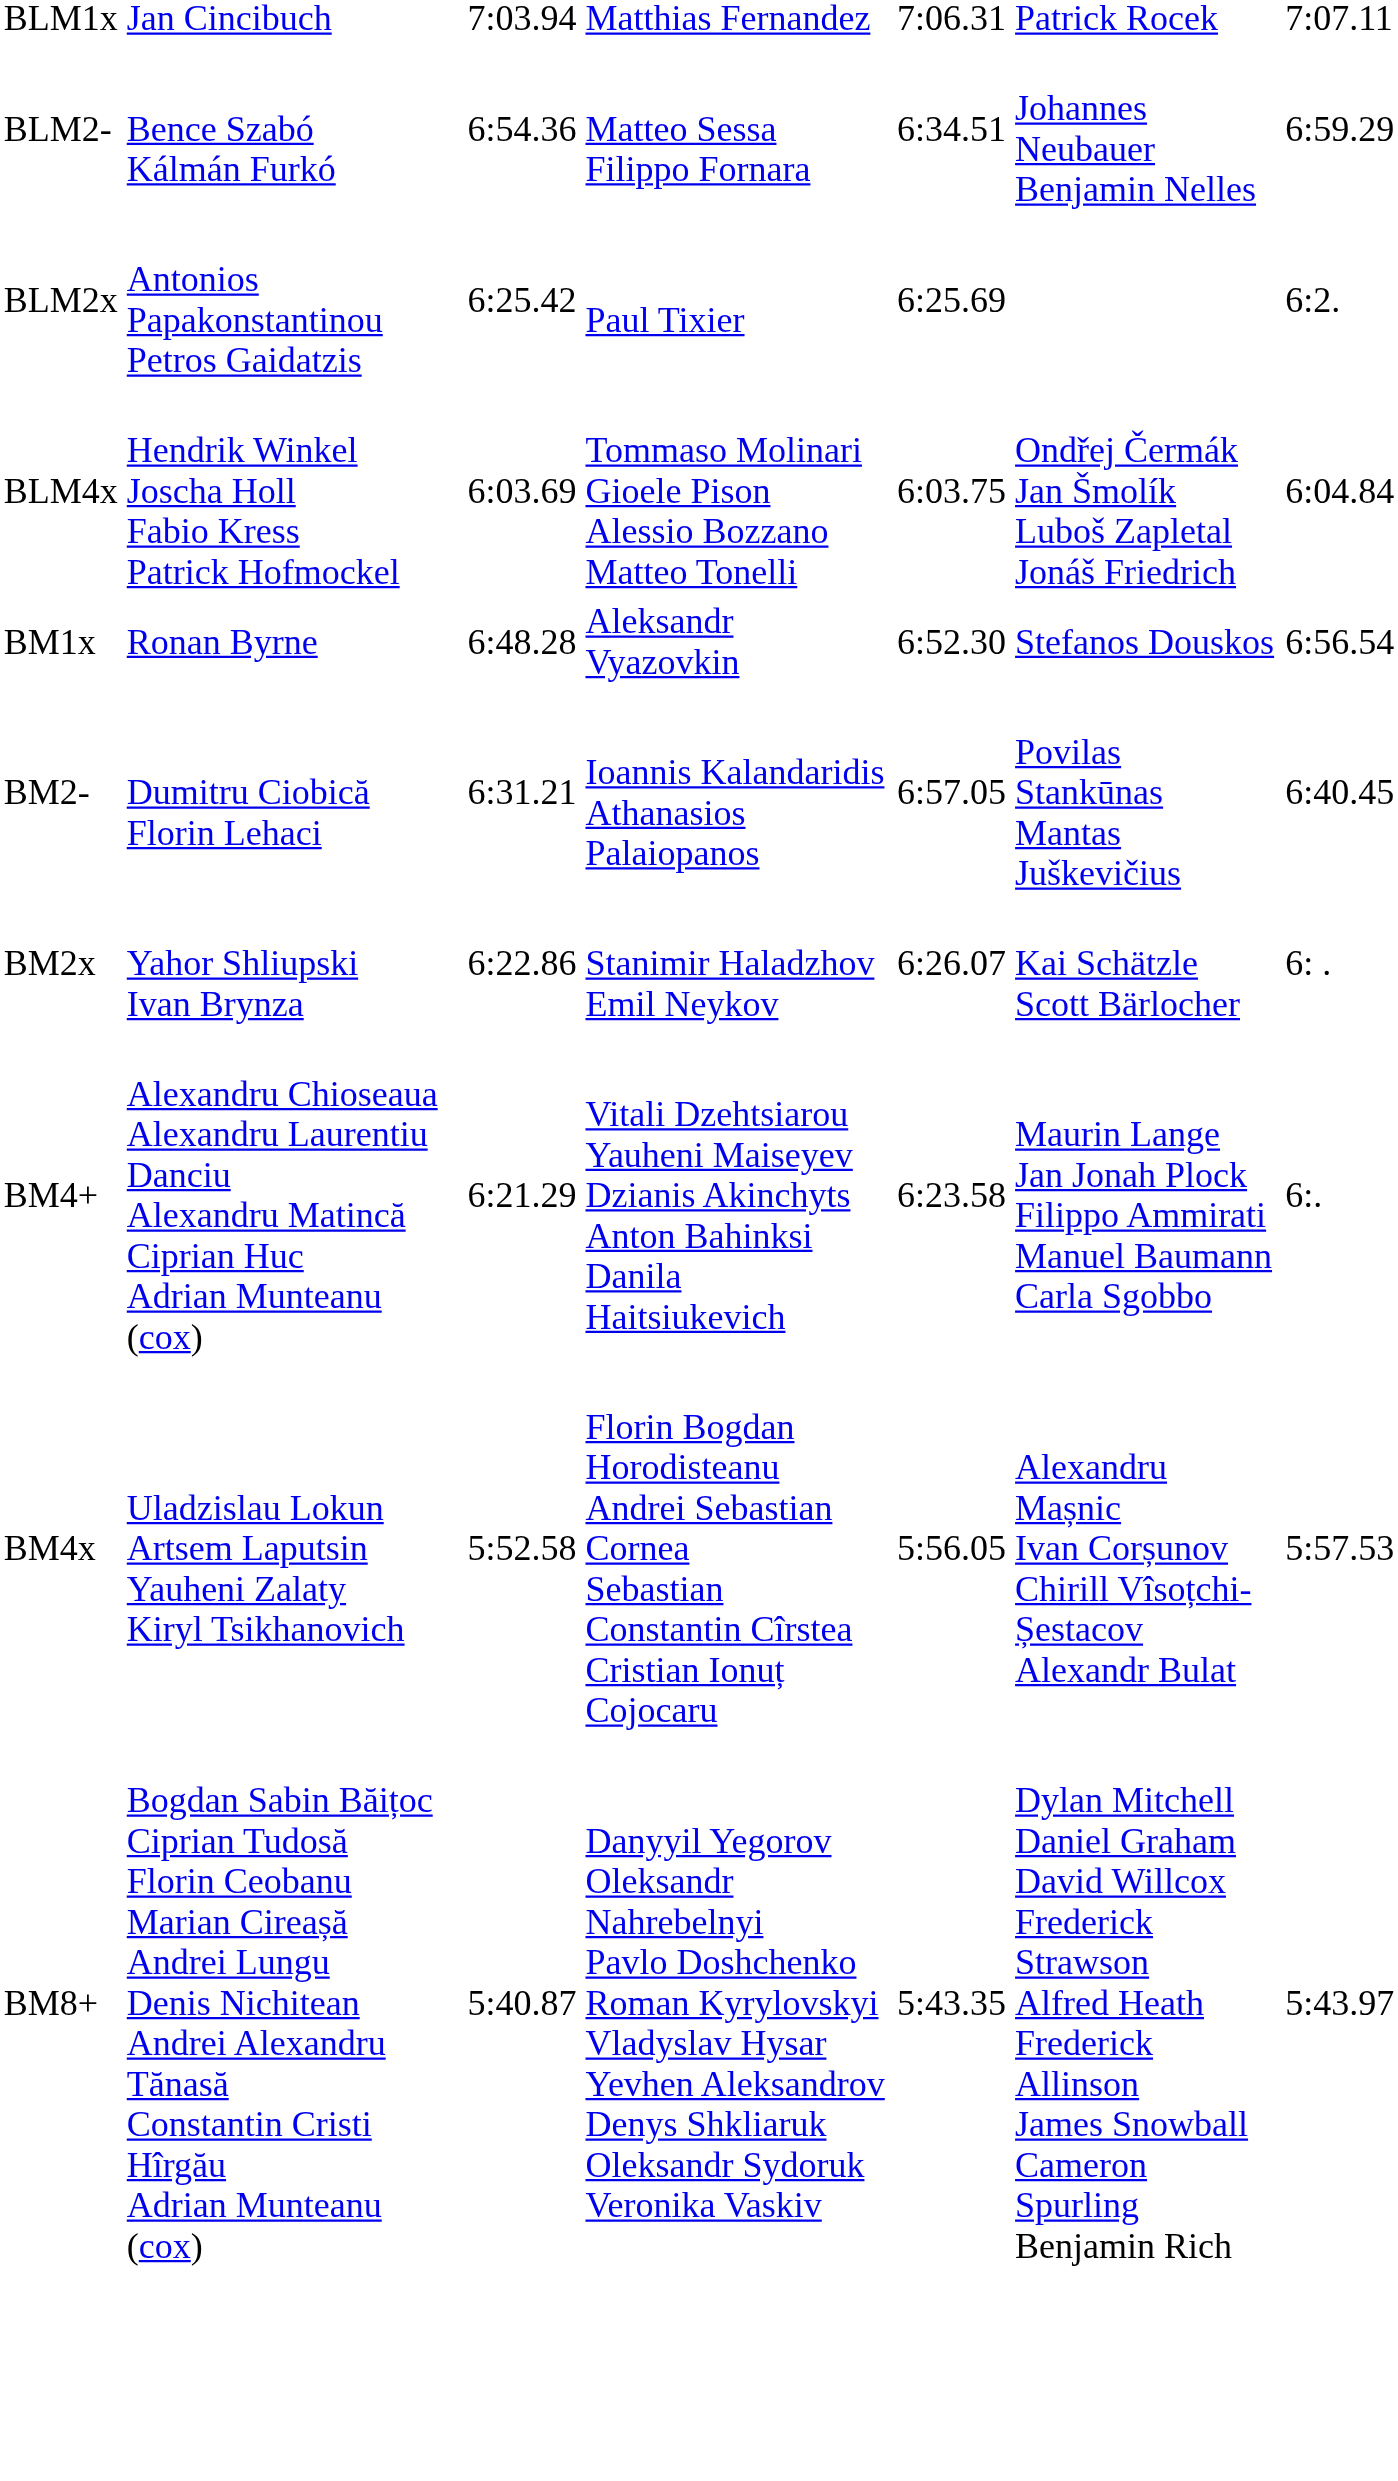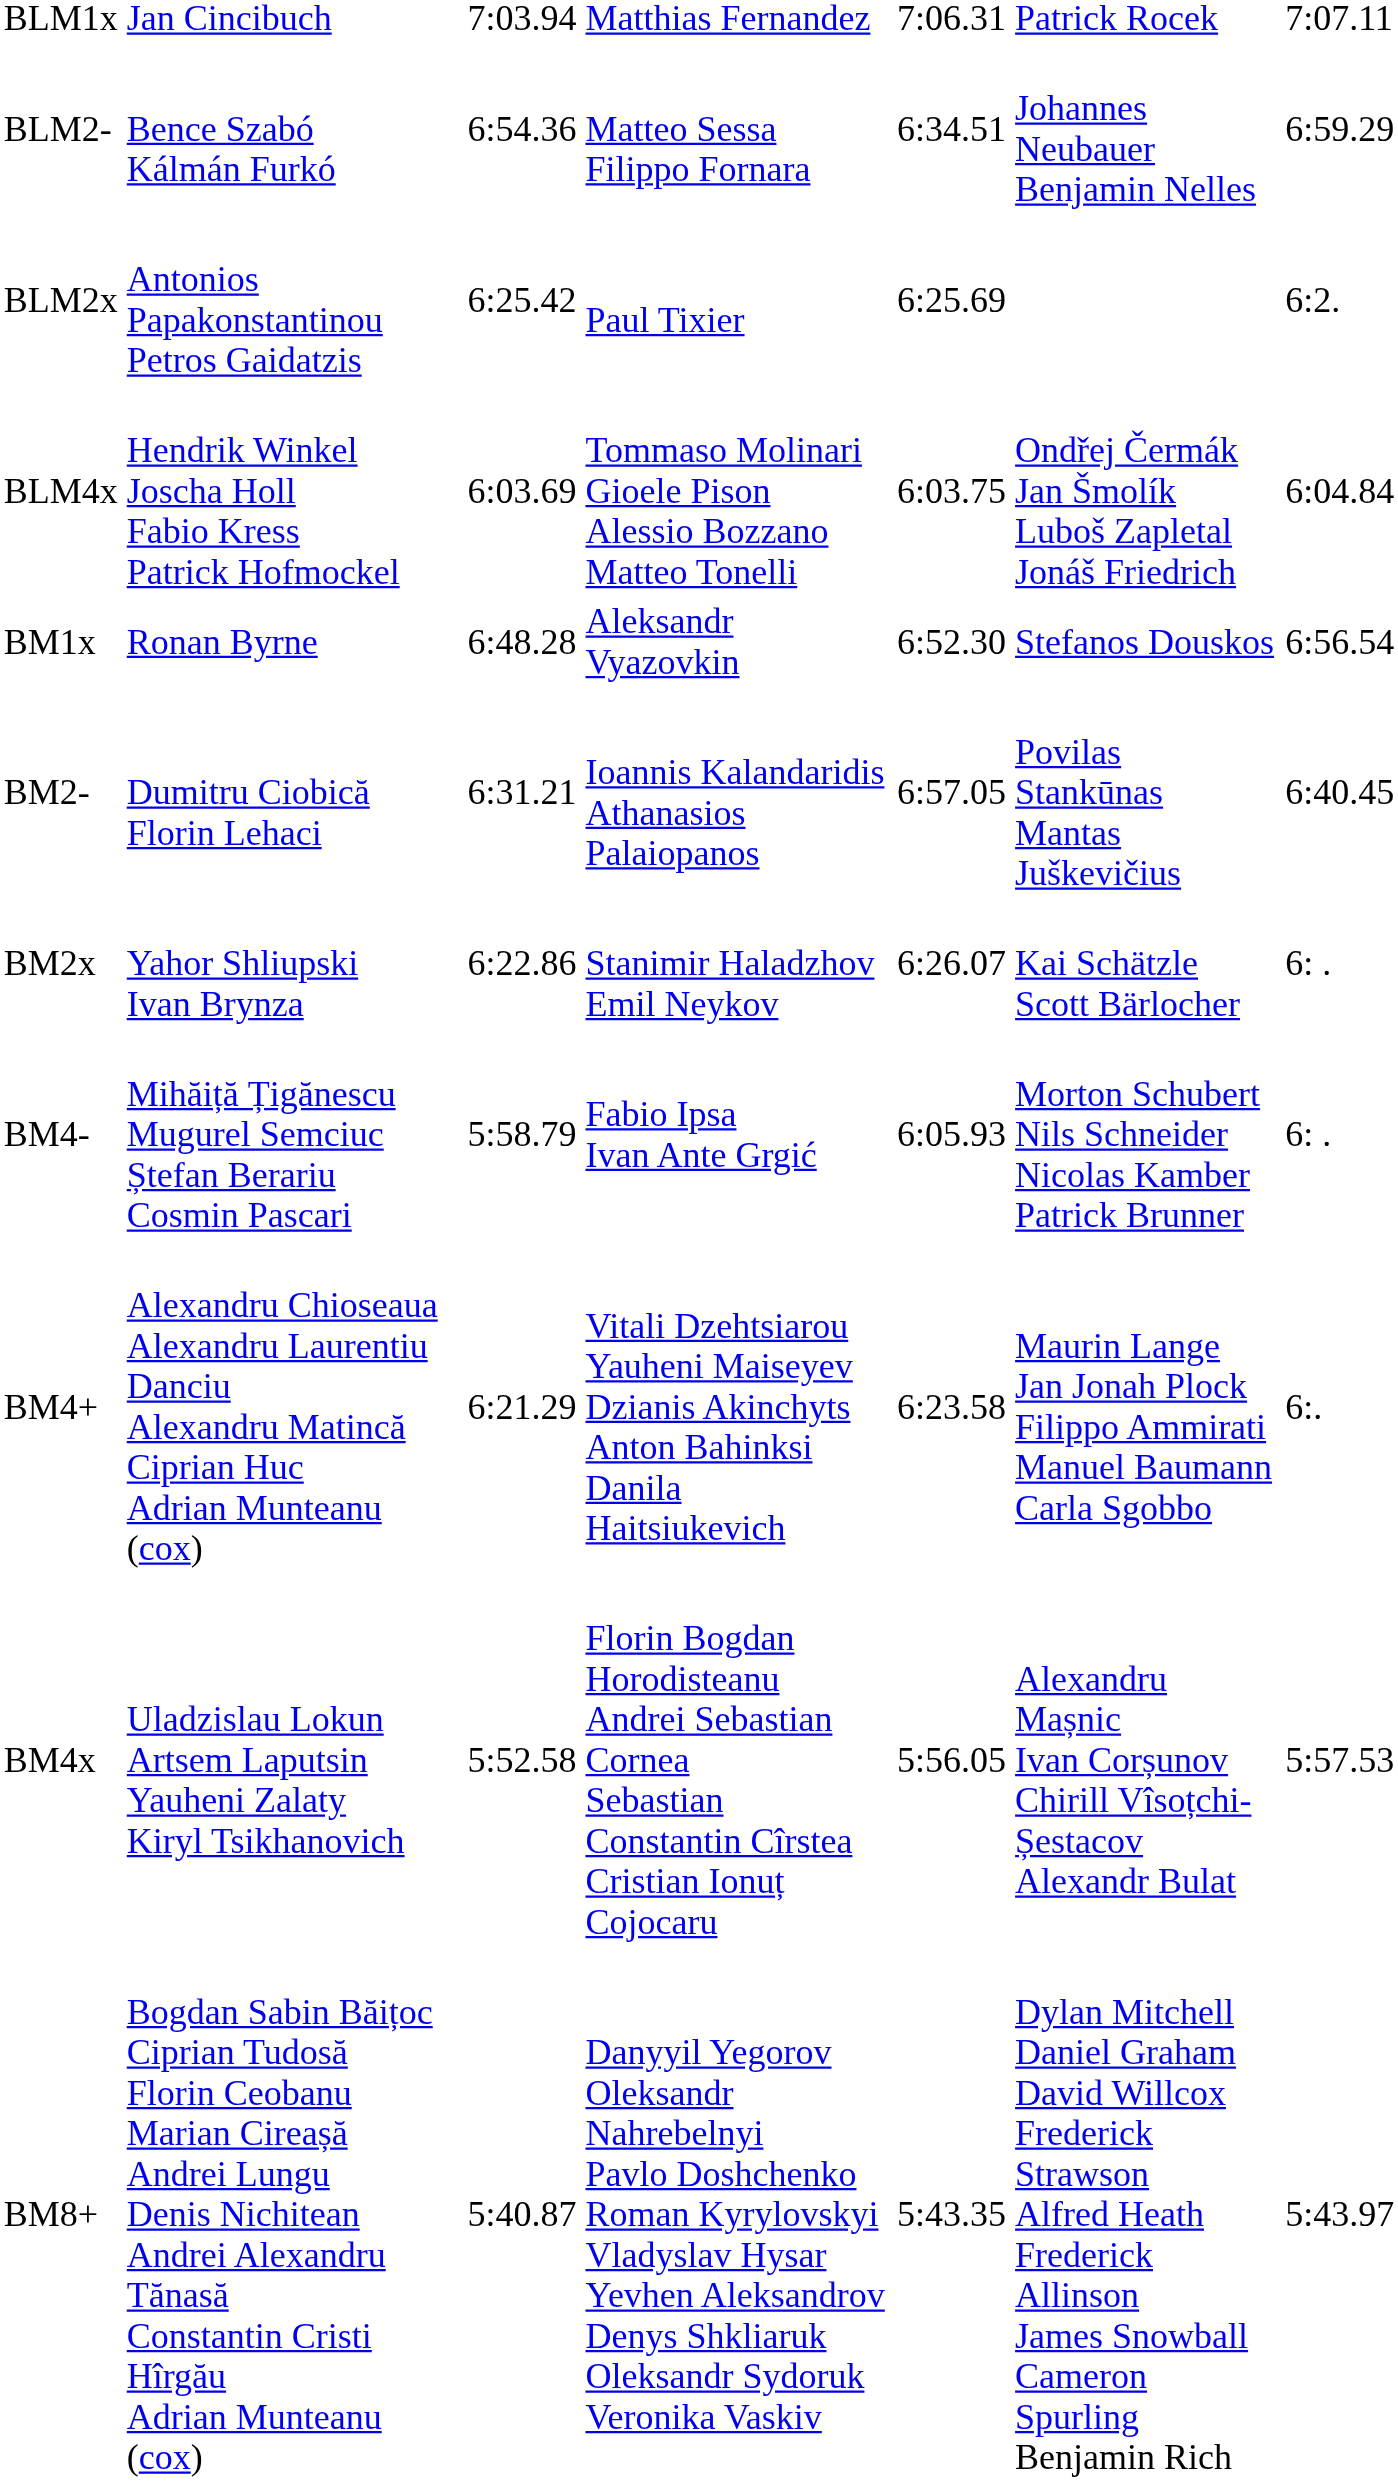+ row: (47, 1134)
